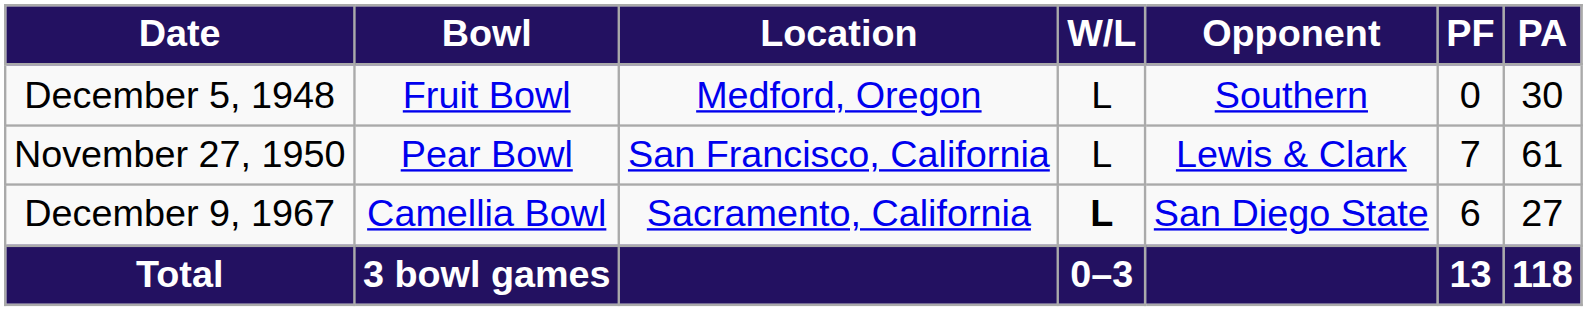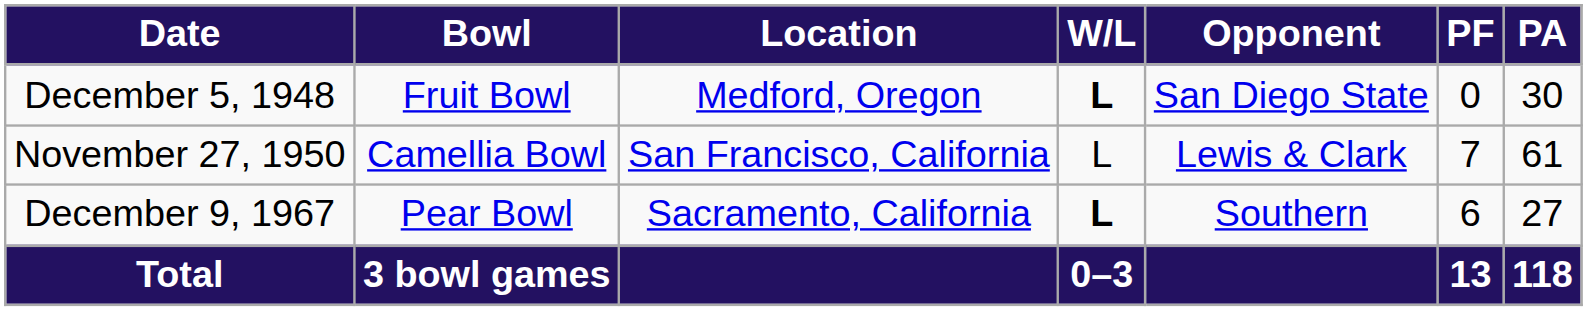(1102, 94) normal -> (1102, 94) bold
(1291, 94) Southern -> (1291, 94) San Diego State
(487, 154) Pear Bowl -> (487, 154) Camellia Bowl
(487, 214) Camellia Bowl -> (487, 214) Pear Bowl
(1291, 214) San Diego State -> (1291, 214) Southern
